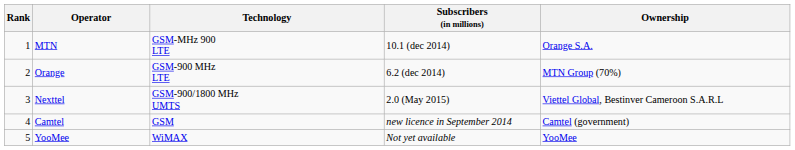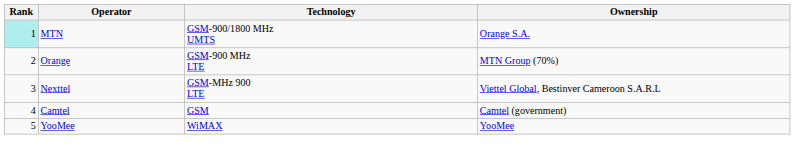- column: (462, 18)
(28, 45) no background -> (33, 34) paleturquoise background
(184, 45) GSM-MHz 900 LTE -> (230, 34) GSM-900/1800 MHz UMTS
(195, 100) GSM-900/1800 MHz UMTS -> (219, 88) GSM-MHz 900 LTE
